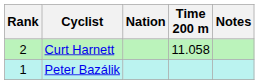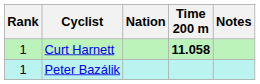(23, 49) 2 -> (23, 49) 1
(191, 49) normal -> (191, 49) bold
